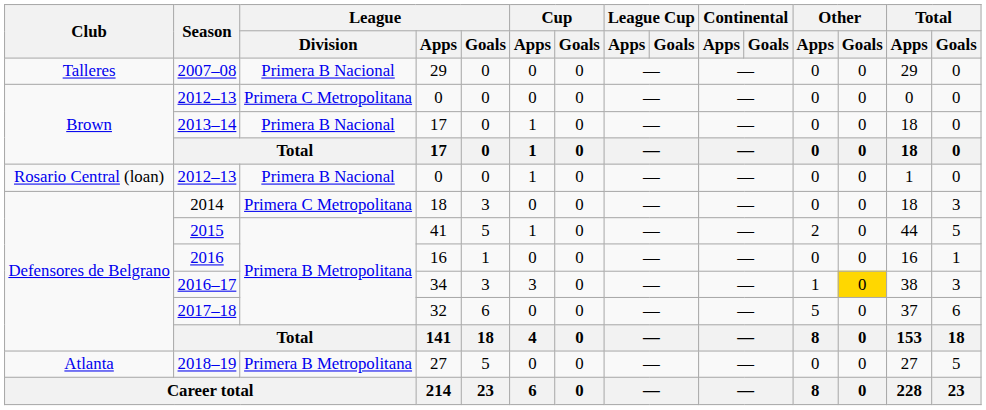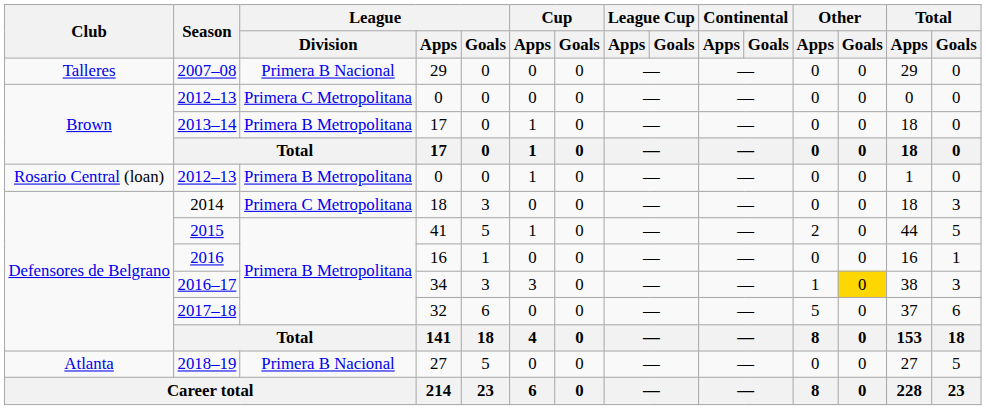(328, 124) Primera B Nacional -> (328, 124) Primera B Metropolitana
(328, 177) Primera B Nacional -> (328, 177) Primera B Metropolitana
(328, 364) Primera B Metropolitana -> (328, 364) Primera B Nacional
